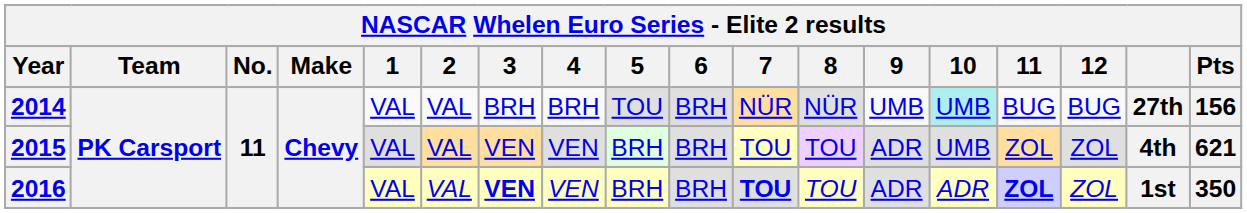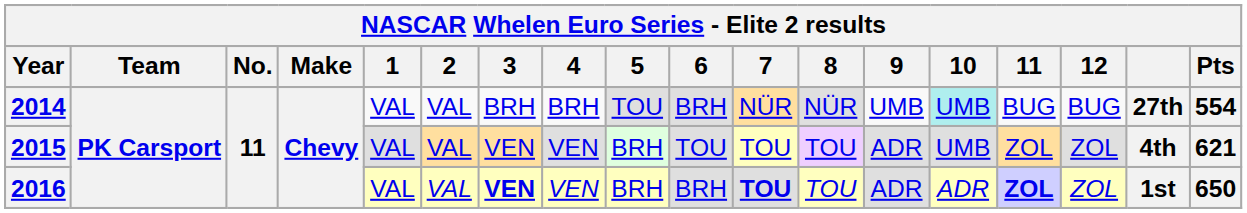(1216, 106) 156 -> (1216, 106) 554
(701, 147) BRH -> (701, 147) TOU
(1216, 188) 350 -> (1216, 188) 650
